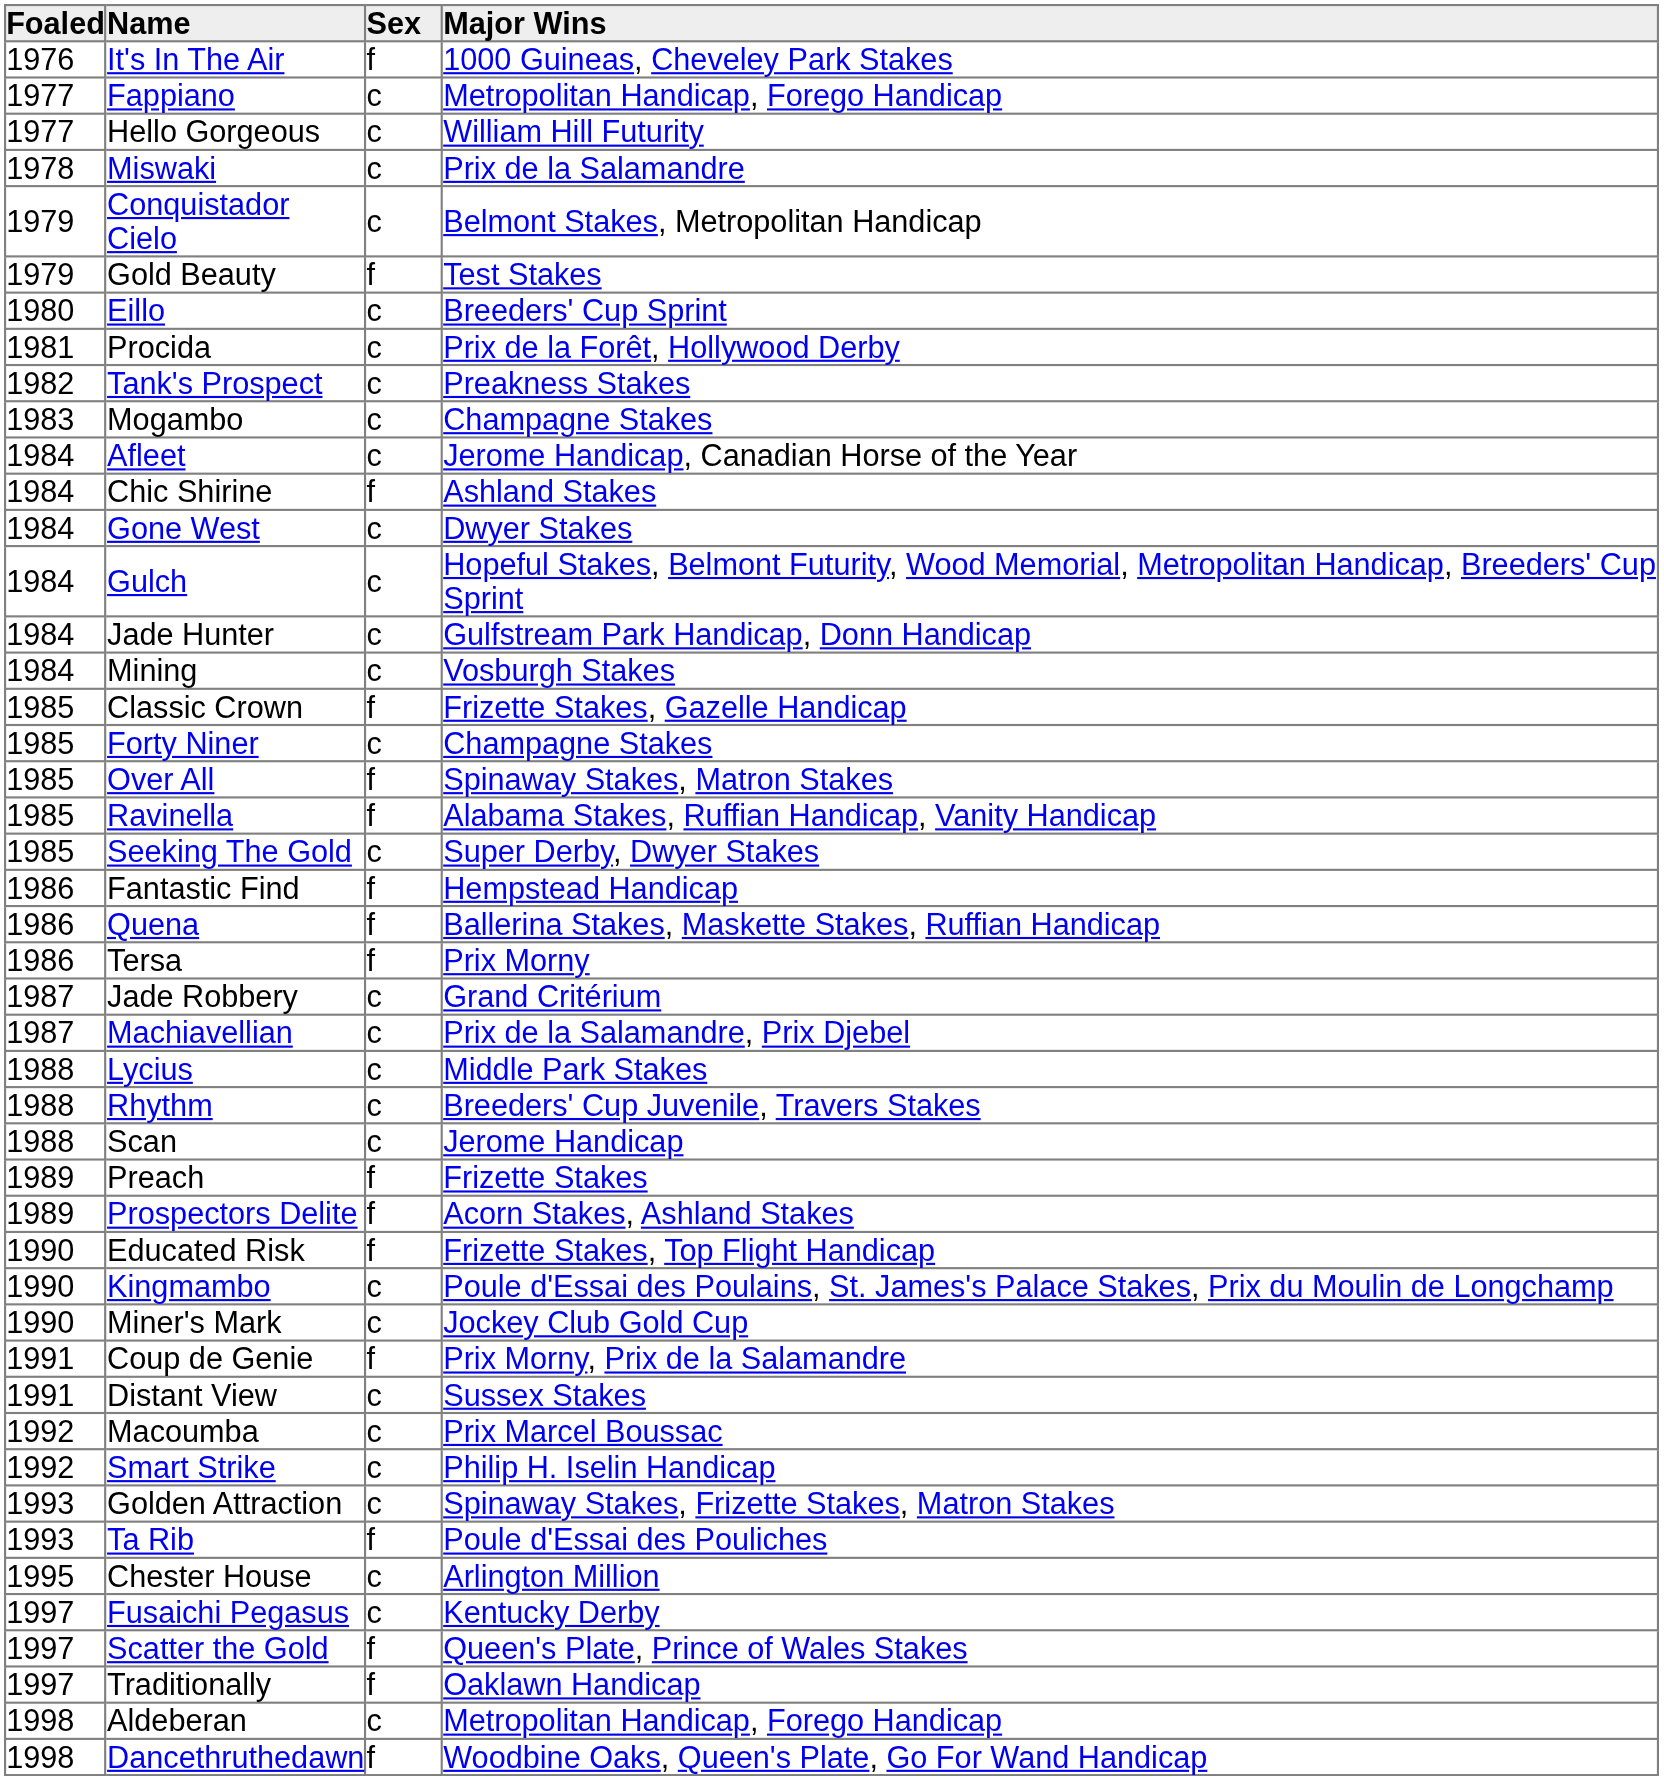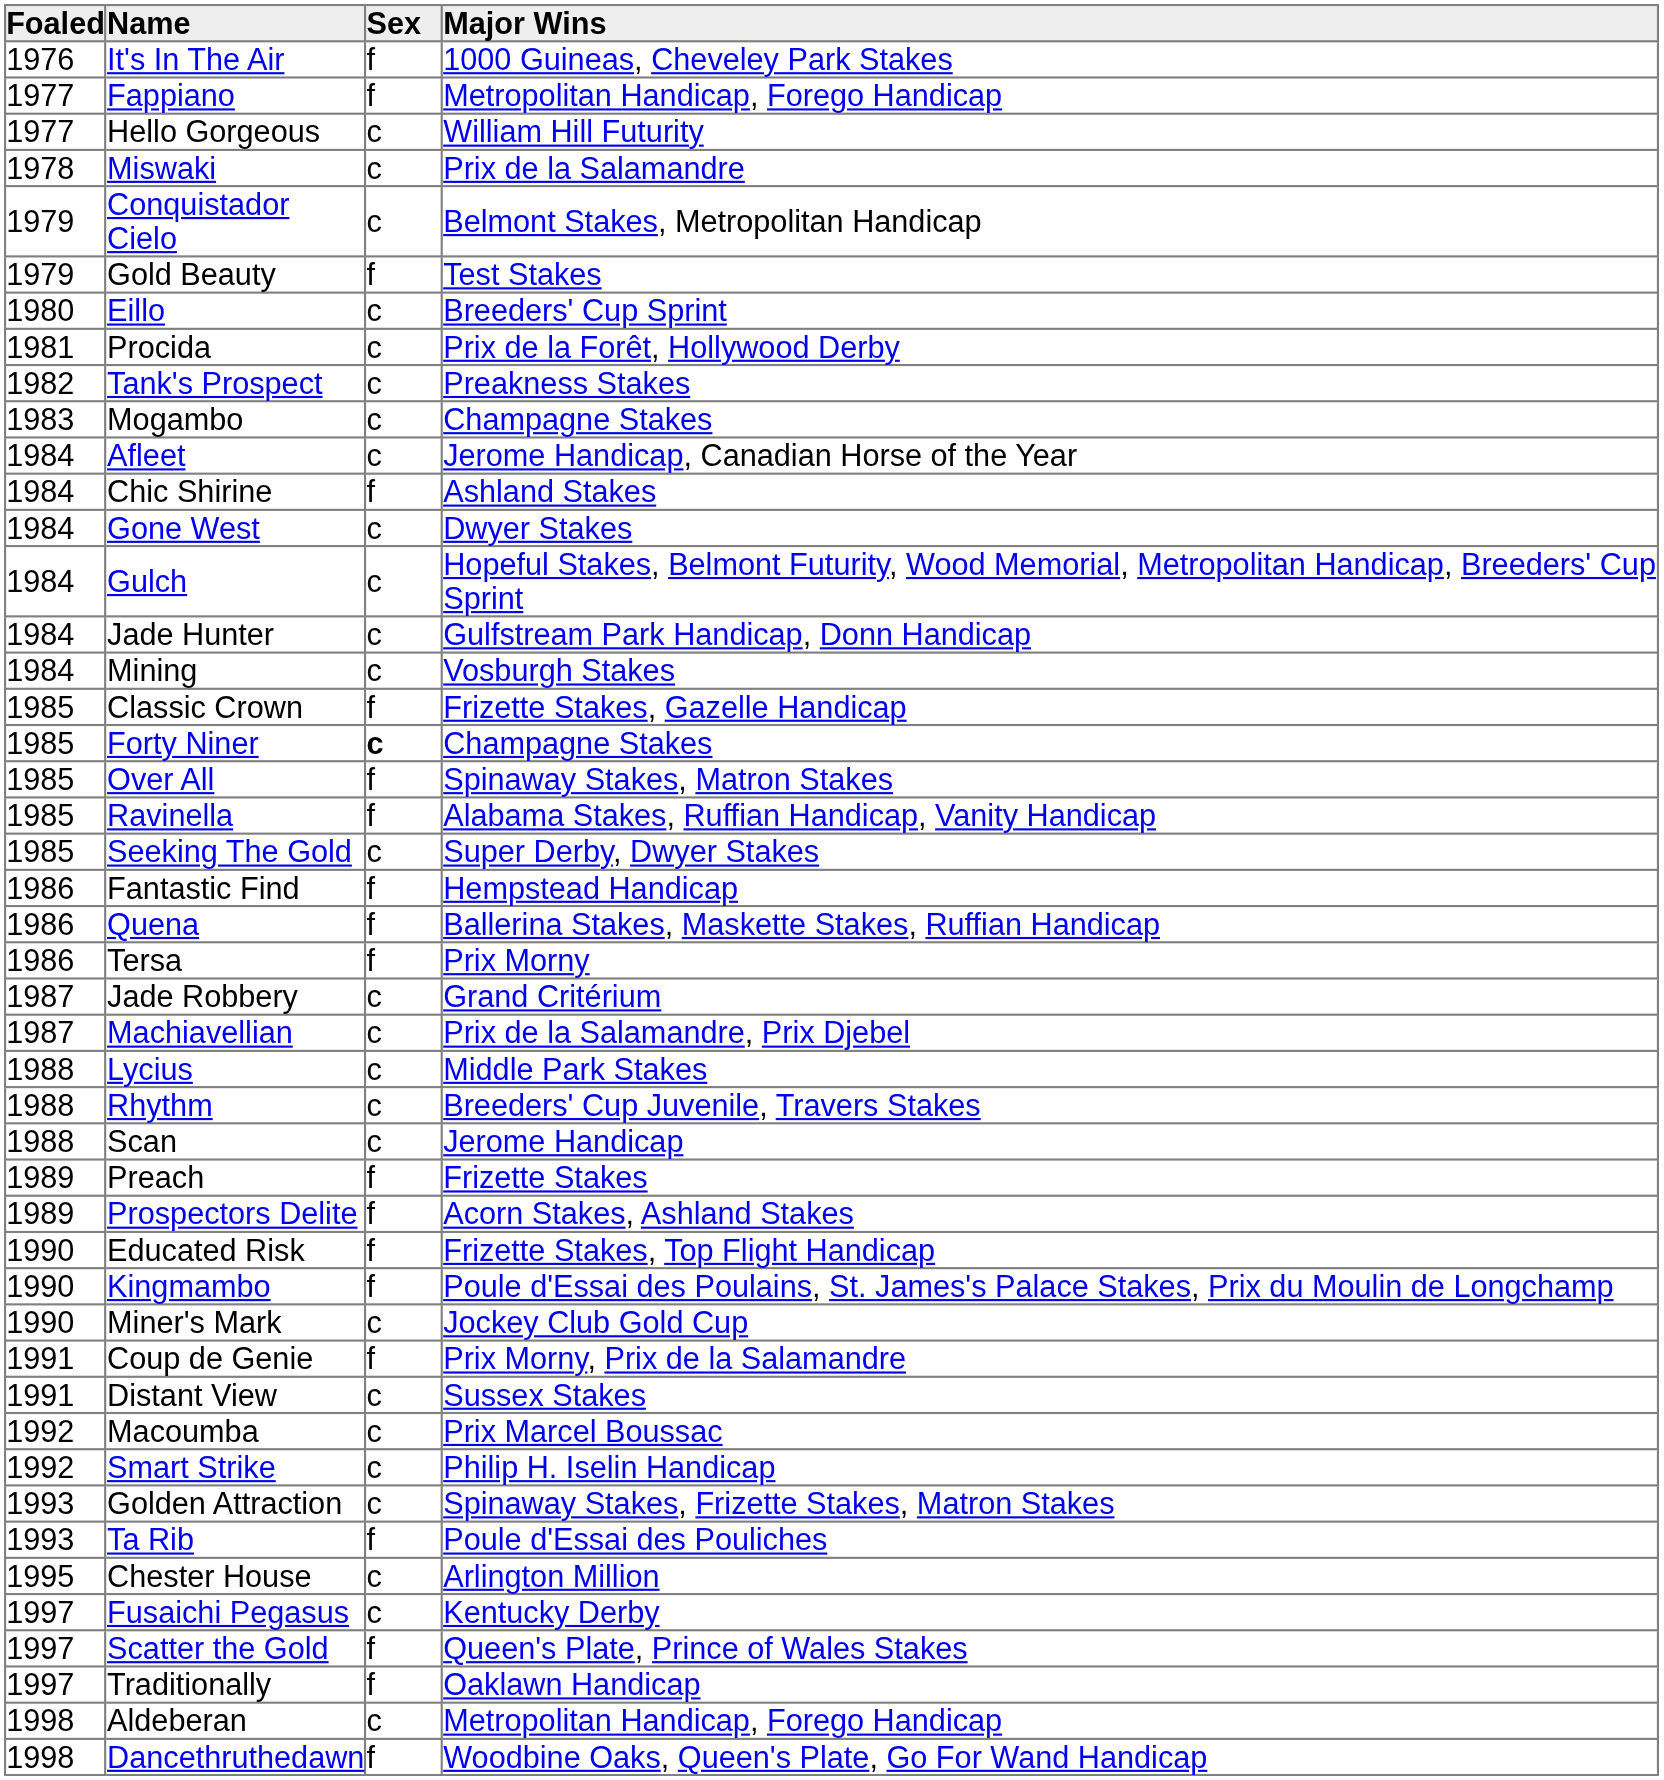(374, 96) c -> (371, 96) f
(374, 743) normal -> (375, 743) bold
(374, 1286) c -> (371, 1286) f
